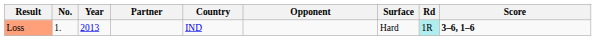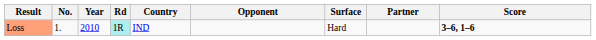columns swapped: (147, 12) <-> (429, 12)
(90, 27) 2013 -> (90, 27) 2010
